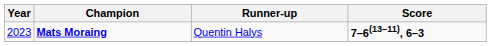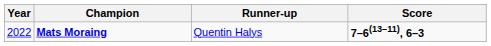(19, 32) 2023 -> (19, 32) 2022
